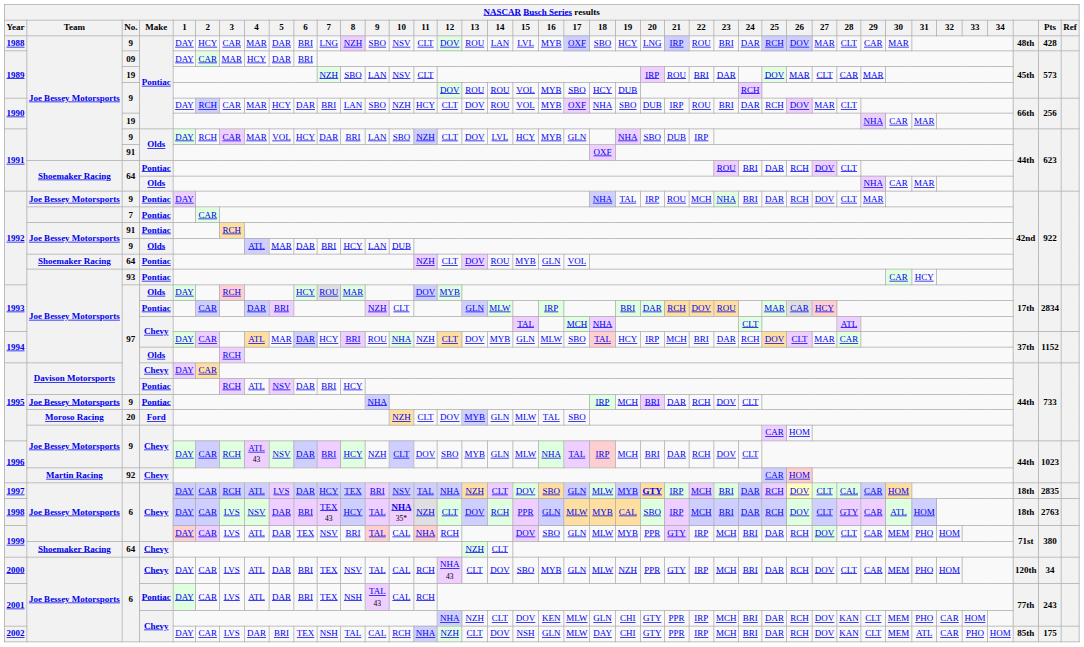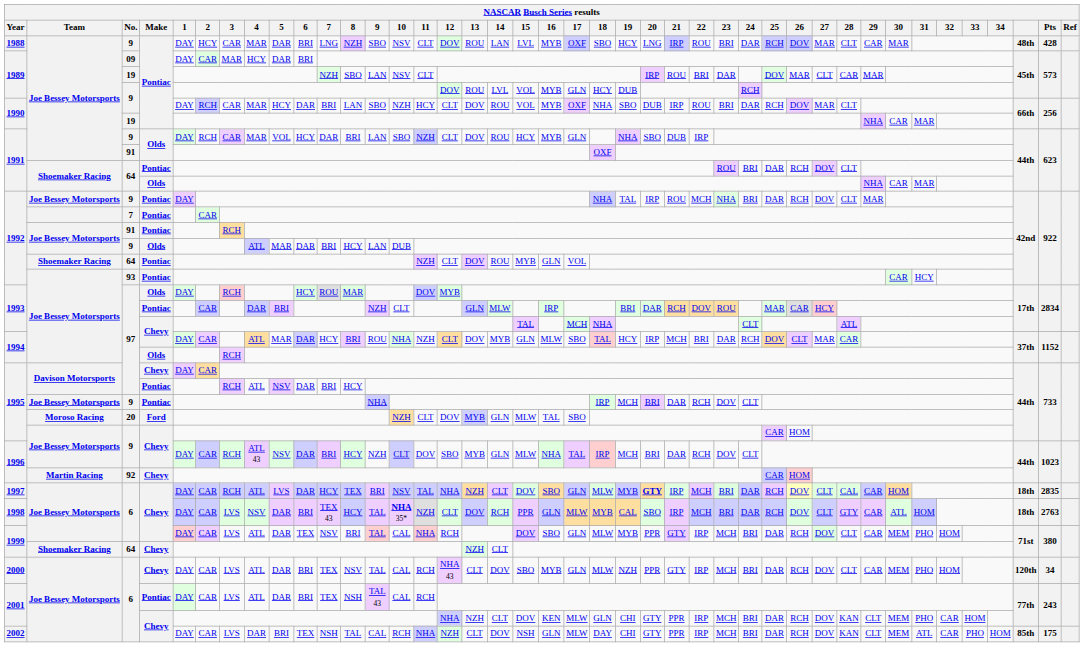(500, 90) ROU -> (500, 90) LVL
(577, 90) SBO -> (577, 90) GLN
(500, 136) LVL -> (500, 136) ROU
